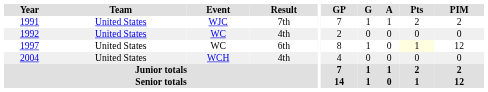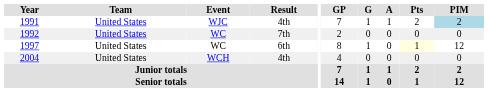(284, 22) 7th -> (284, 22) 4th
(459, 22) no background -> (459, 22) lightblue background
(284, 34) 4th -> (284, 34) 7th
